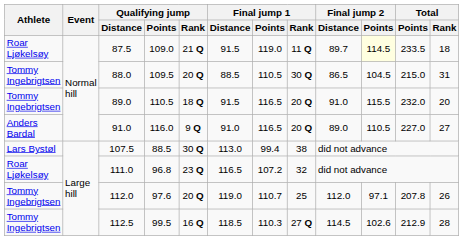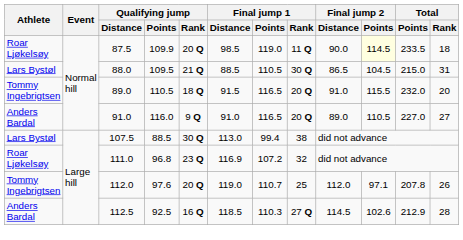(162, 49) 109.0 -> (162, 49) 109.9
(193, 49) 21 Q -> (193, 49) 20 Q
(230, 49) 91.5 -> (230, 49) 98.5
(338, 49) 89.7 -> (338, 49) 90.0
(34, 75) Tommy Ingebrigtsen -> (31, 70) Lars Bystøl
(193, 75) 20 Q -> (193, 70) 21 Q
(230, 170) 116.5 -> (230, 159) 116.9
(34, 222) Tommy Ingebrigtsen -> (22, 212) Anders Bardal
(162, 222) 99.5 -> (162, 212) 92.5
